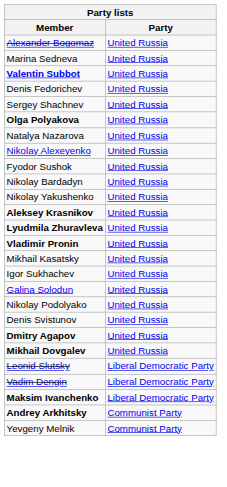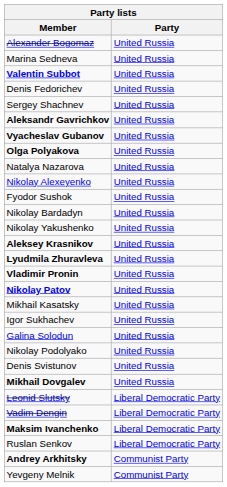+ row: (58, 120)
+ row: (55, 135)
+ row: (38, 289)
- row: (41, 336)
+ row: (39, 443)
